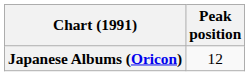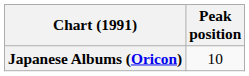(215, 58) 12 -> (215, 58) 10
